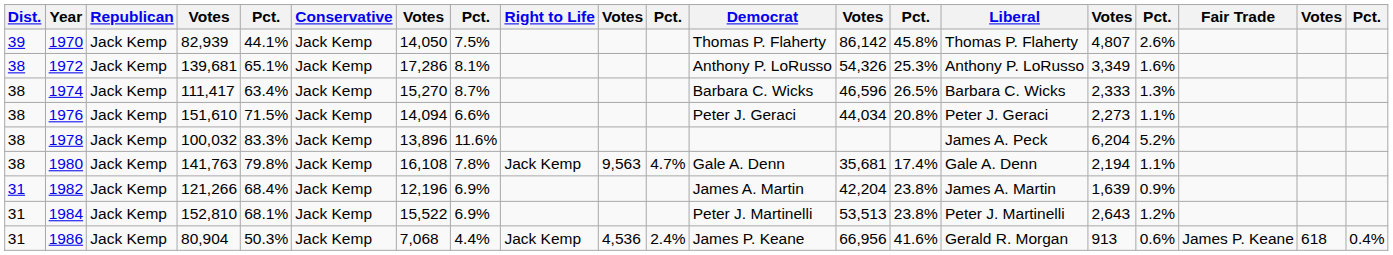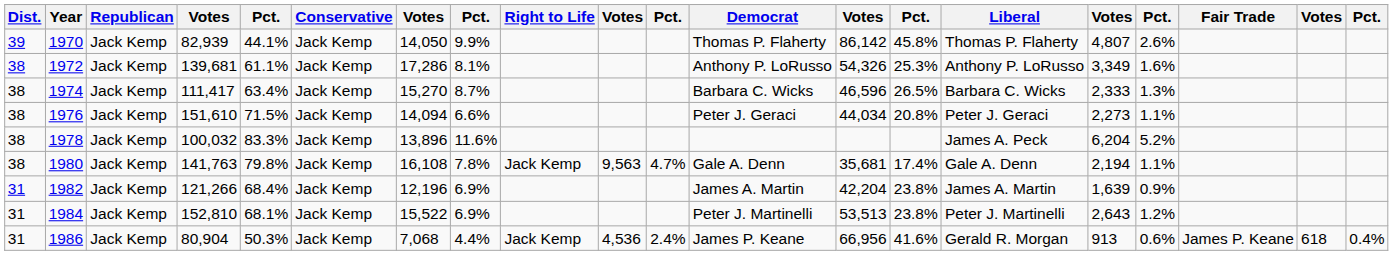(472, 41) 7.5% -> (472, 41) 9.9%
(266, 66) 65.1% -> (266, 66) 61.1%
